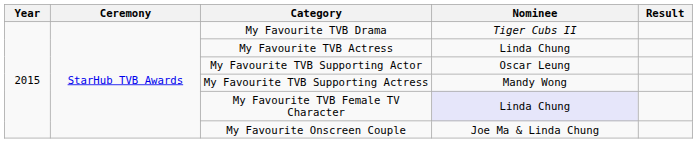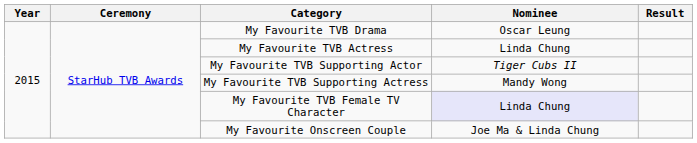(535, 30) Tiger Cubs II -> (535, 30) Oscar Leung
(535, 65) Oscar Leung -> (535, 65) Tiger Cubs II
